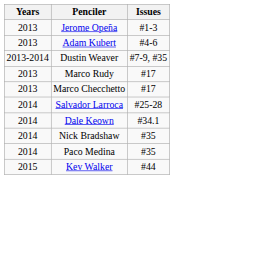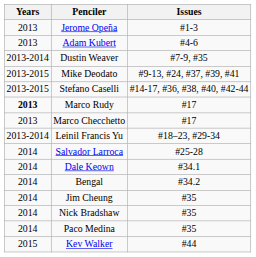+ row: (89, 74)
+ row: (89, 89)
(28, 74) normal -> (28, 105) bold
+ row: (89, 136)
+ row: (89, 182)
+ row: (89, 197)
